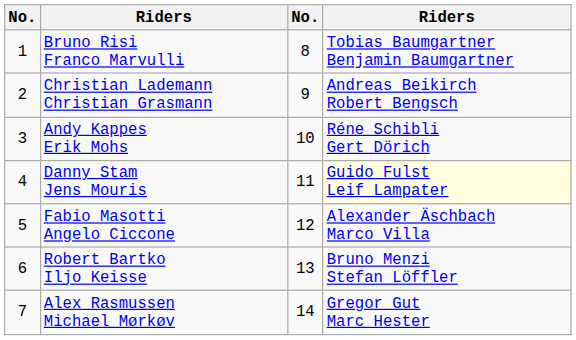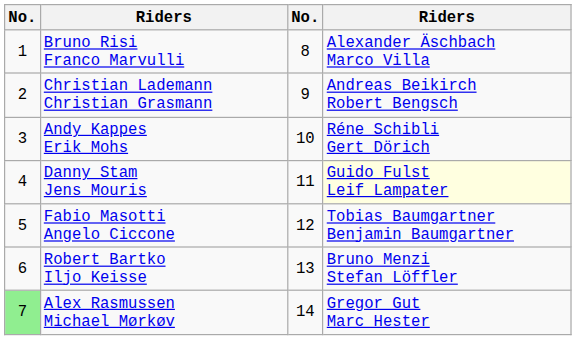(420, 52) Tobias Baumgartner Benjamin Baumgartner -> (411, 52) Alexander Äschbach Marco Villa
(411, 225) Alexander Äschbach Marco Villa -> (420, 225) Tobias Baumgartner Benjamin Baumgartner
(22, 312) no background -> (22, 312) lightgreen background
